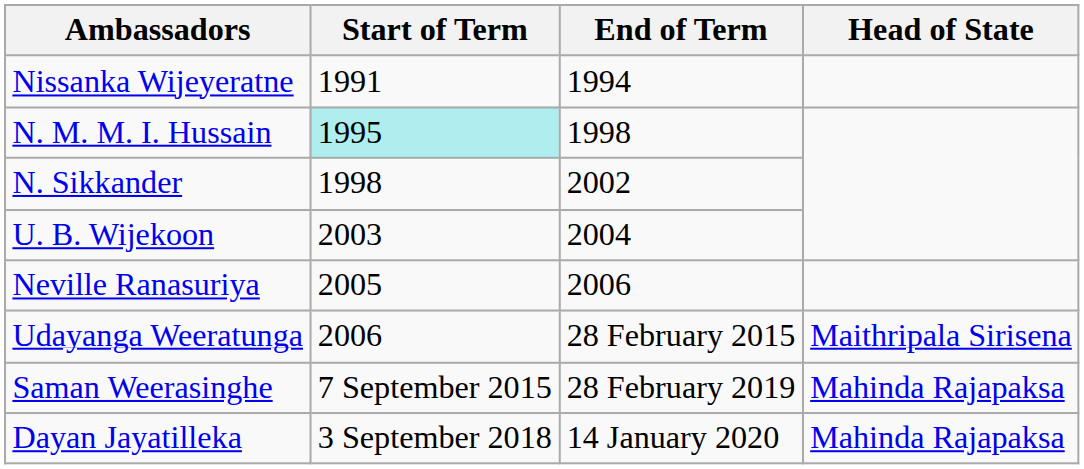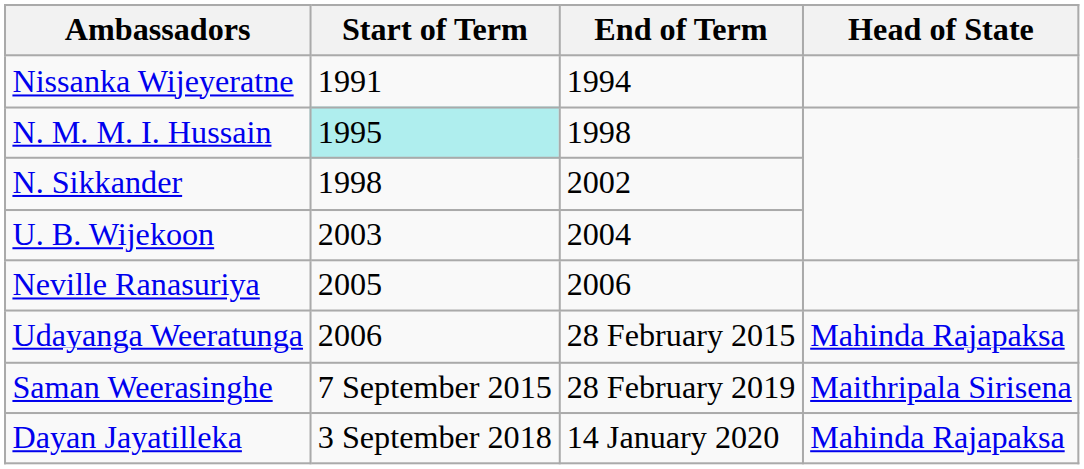(941, 336) Maithripala Sirisena -> (937, 336) Mahinda Rajapaksa
(937, 387) Mahinda Rajapaksa -> (941, 387) Maithripala Sirisena
